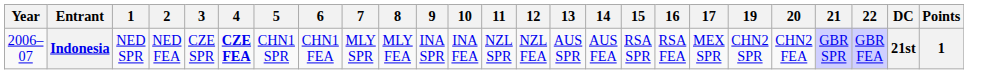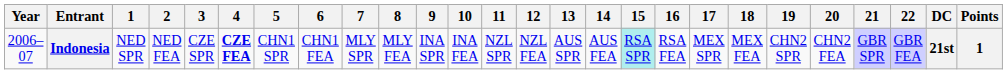+ column: (747, 16)
(638, 48) no background -> (638, 48) paleturquoise background
